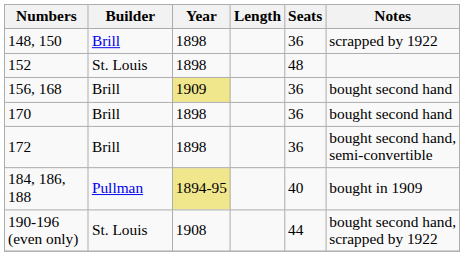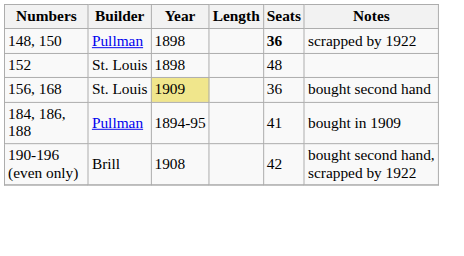(106, 41) Brill -> (118, 41) Pullman
(296, 41) normal -> (274, 41) bold
(106, 89) Brill -> (120, 89) St. Louis
- row: (20, 114)
- row: (20, 147)
(201, 188) khaki background -> (180, 122) no background
(296, 188) 40 -> (274, 122) 41
(120, 230) St. Louis -> (106, 164) Brill
(296, 230) 44 -> (274, 164) 42
